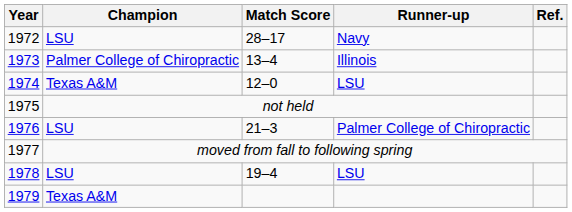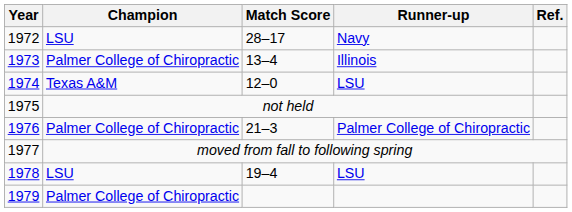(60, 128) LSU -> (143, 128) Palmer College of Chiropractic
(82, 196) Texas A&M -> (143, 196) Palmer College of Chiropractic
